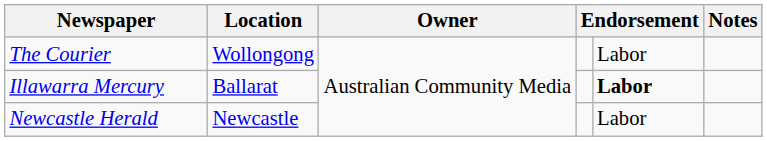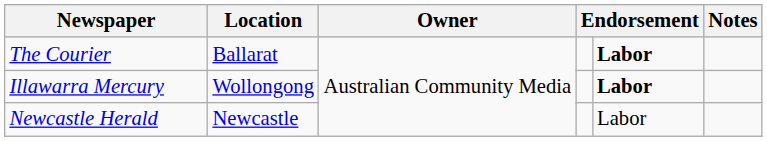(263, 53) Wollongong -> (245, 53) Ballarat
(622, 53) normal -> (625, 53) bold
(245, 86) Ballarat -> (263, 86) Wollongong
